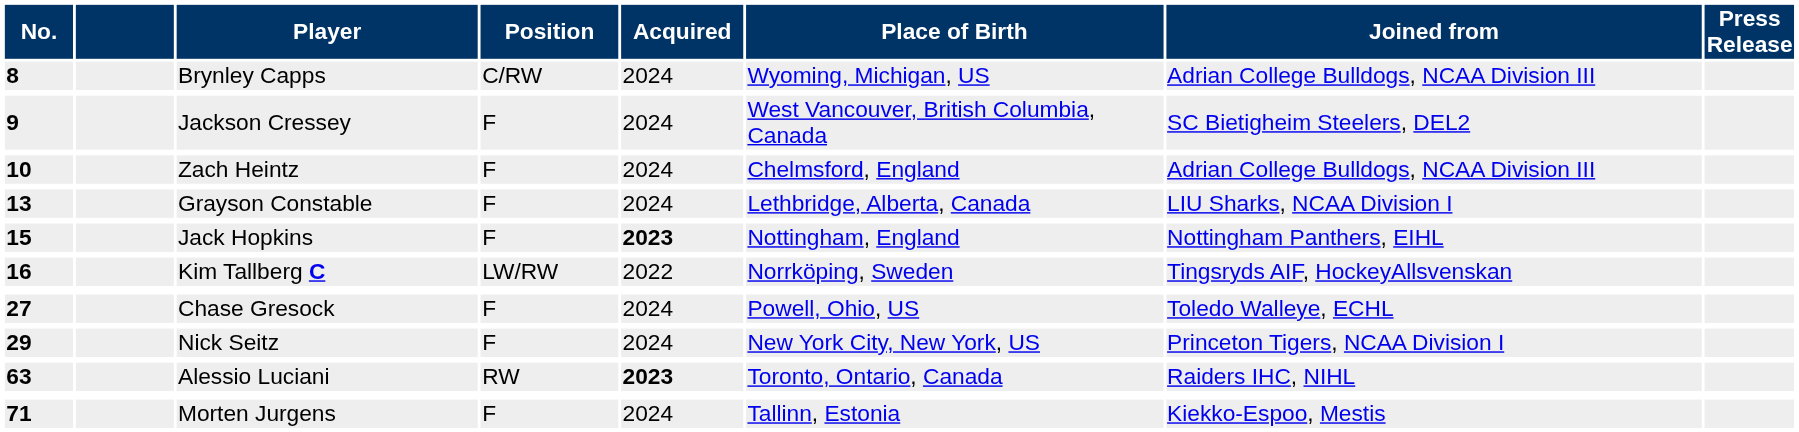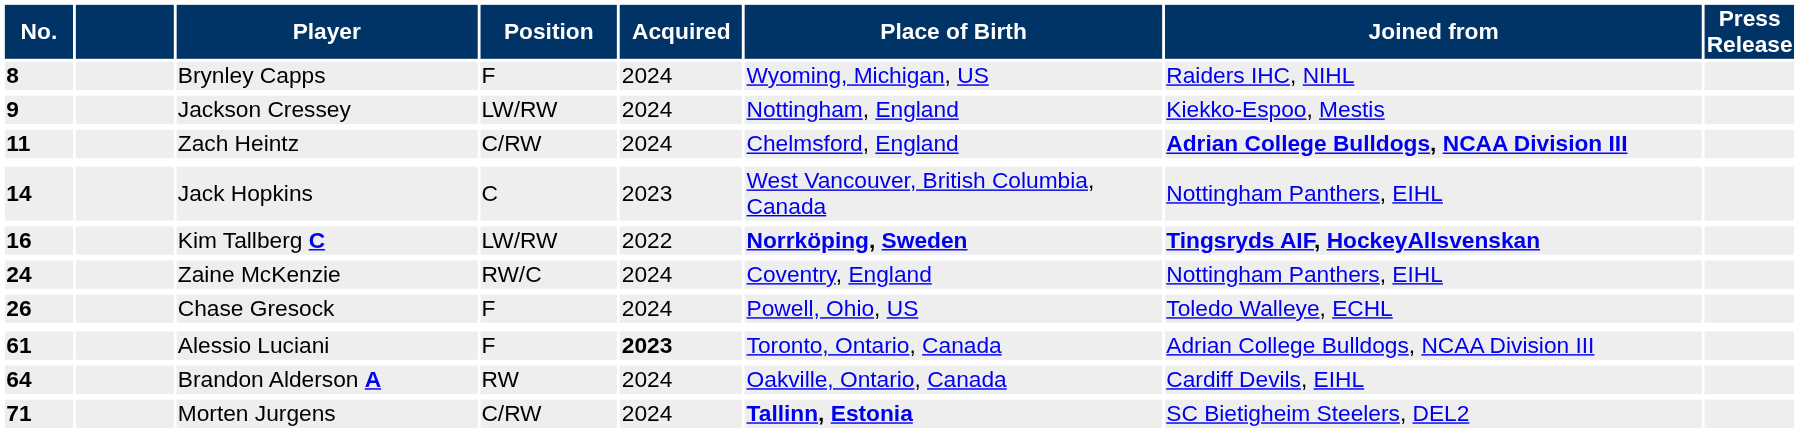(512, 75) C/RW -> (488, 75) F
(1381, 75) Adrian College Bulldogs, NCAA Division III -> (1260, 75) Raiders IHC, NIHL
(489, 122) F -> (519, 109) LW/RW
(921, 122) West Vancouver, British Columbia, Canada -> (853, 109) Nottingham, England
(1319, 122) SC Bietigheim Steelers, DEL2 -> (1276, 109) Kiekko-Espoo, Mestis
(19, 169) 10 -> (18, 143) 11
(489, 169) F -> (511, 143) C/RW
(1381, 169) normal -> (1397, 143) bold
- row: (275, 203)
(19, 237) 15 -> (19, 193) 14
(489, 237) F -> (490, 193) C
(648, 237) bold -> (647, 193) normal
(854, 237) Nottingham, England -> (920, 193) West Vancouver, British Columbia, Canada
(850, 271) normal -> (857, 240) bold
(1340, 271) normal -> (1353, 240) bold
+ row: (259, 274)
(19, 308) 27 -> (19, 308) 26
- row: (228, 342)
(19, 376) 63 -> (19, 345) 61
(501, 376) RW -> (488, 345) F
(1261, 376) Raiders IHC, NIHL -> (1380, 345) Adrian College Bulldogs, NCAA Division III
+ row: (279, 379)
(489, 413) F -> (511, 413) C/RW
(824, 413) normal -> (830, 413) bold
(1276, 413) Kiekko-Espoo, Mestis -> (1318, 413) SC Bietigheim Steelers, DEL2
